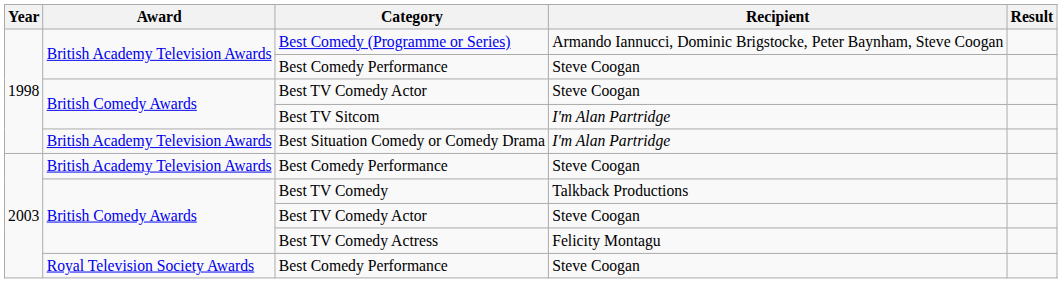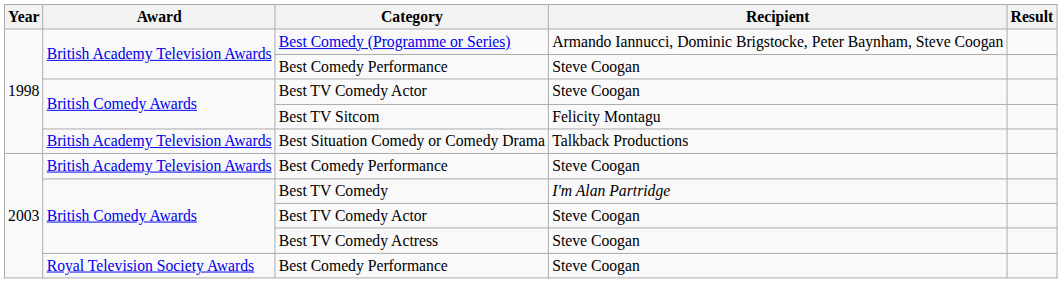(611, 116) I'm Alan Partridge -> (606, 116) Felicity Montagu
(611, 141) I'm Alan Partridge -> (620, 141) Talkback Productions
(620, 191) Talkback Productions -> (611, 191) I'm Alan Partridge
(606, 240) Felicity Montagu -> (596, 240) Steve Coogan
